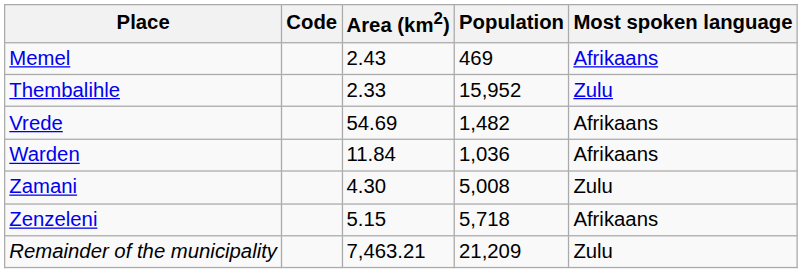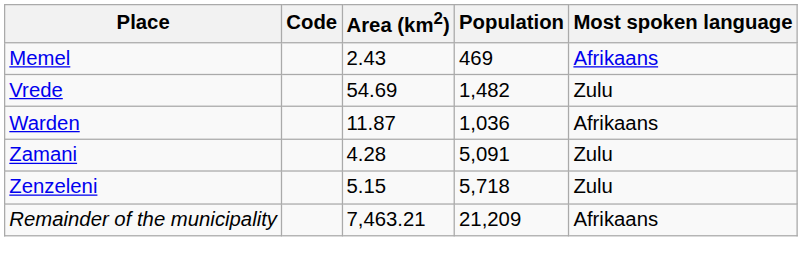- row: (65, 90)
(616, 122) Afrikaans -> (593, 90) Zulu
(371, 155) 11.84 -> (371, 122) 11.87
(366, 187) 4.30 -> (366, 155) 4.28
(484, 187) 5,008 -> (484, 155) 5,091
(616, 219) Afrikaans -> (593, 187) Zulu
(593, 251) Zulu -> (616, 219) Afrikaans
